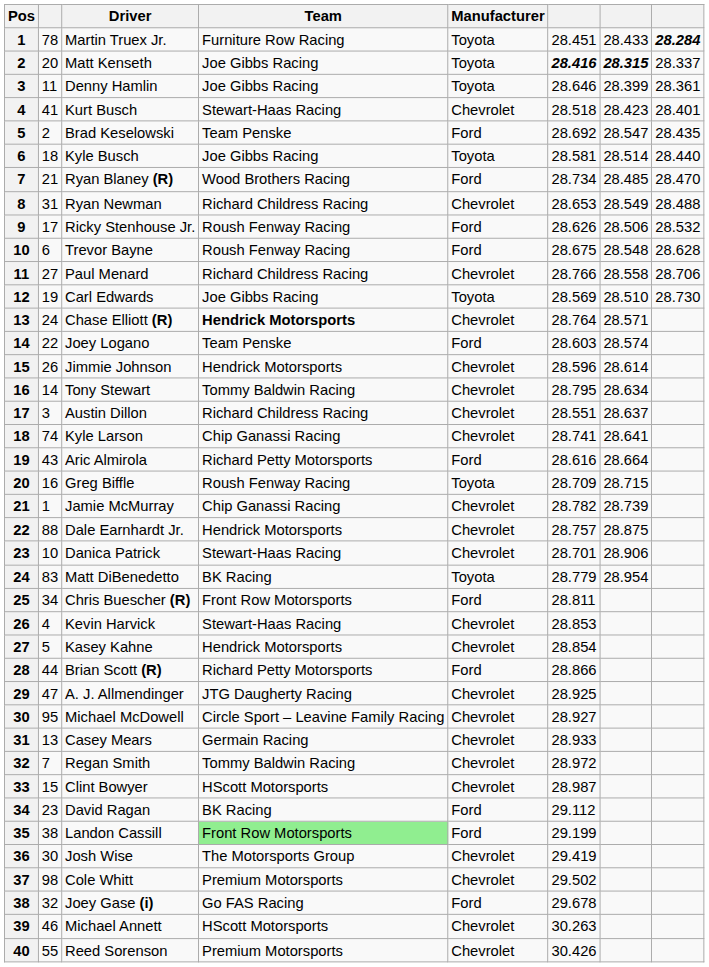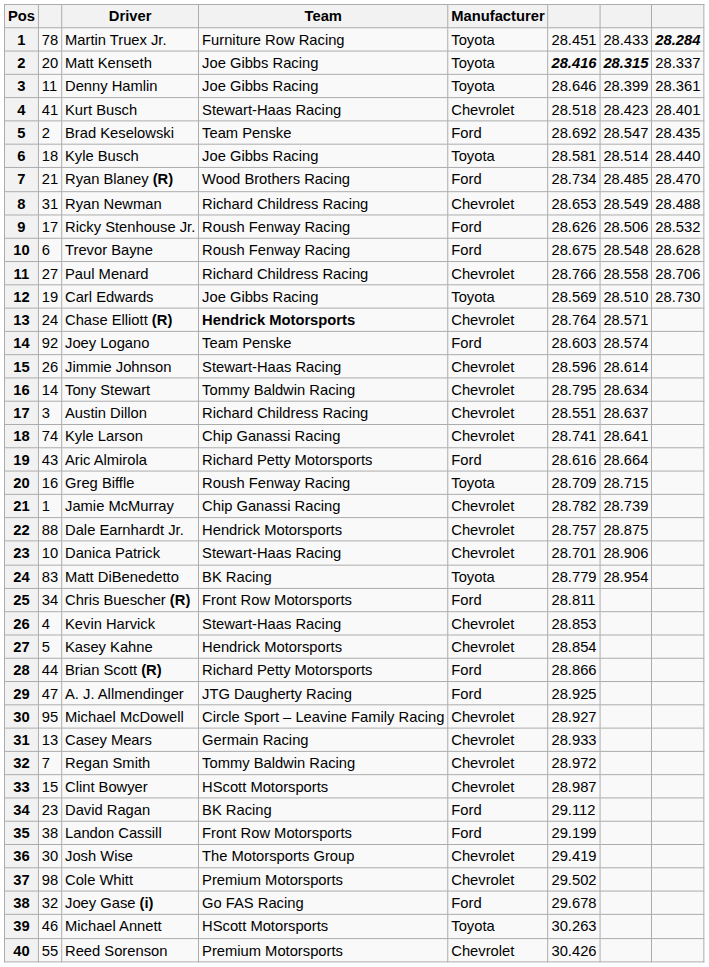(50, 343) 22 -> (50, 343) 92
(272, 366) Hendrick Motorsports -> (272, 366) Stewart-Haas Racing
(483, 693) Chevrolet -> (466, 693) Ford
(277, 833) lightgreen background -> (277, 833) no background
(483, 927) Chevrolet -> (473, 927) Toyota
